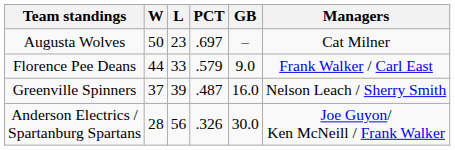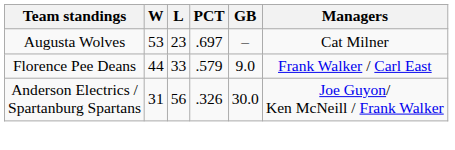(156, 41) 50 -> (156, 41) 53
- row: (75, 90)
(156, 123) 28 -> (156, 99) 31
